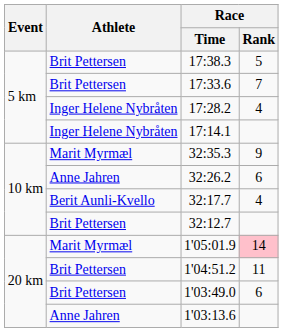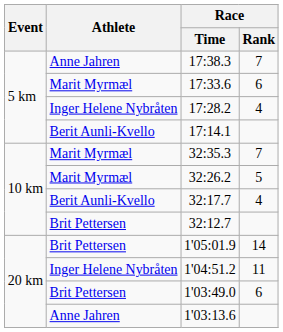(88, 62) Brit Pettersen -> (85, 62) Anne Jahren
(259, 62) 5 -> (259, 62) 7
(88, 85) Brit Pettersen -> (91, 85) Marit Myrmæl
(259, 85) 7 -> (259, 85) 6
(114, 131) Inger Helene Nybråten -> (102, 131) Berit Aunli-Kvello
(259, 154) 9 -> (259, 154) 7
(85, 177) Anne Jahren -> (91, 177) Marit Myrmæl
(259, 177) 6 -> (259, 177) 5
(91, 246) Marit Myrmæl -> (88, 246) Brit Pettersen
(259, 246) pink background -> (259, 246) no background
(88, 269) Brit Pettersen -> (114, 269) Inger Helene Nybråten
